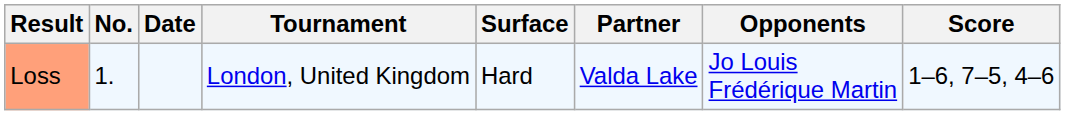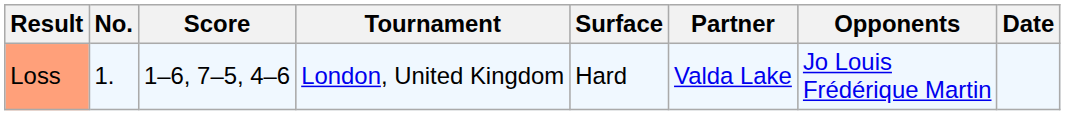columns swapped: (170, 23) <-> (981, 23)
